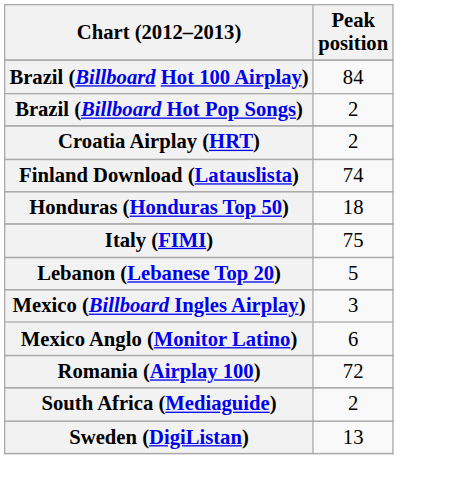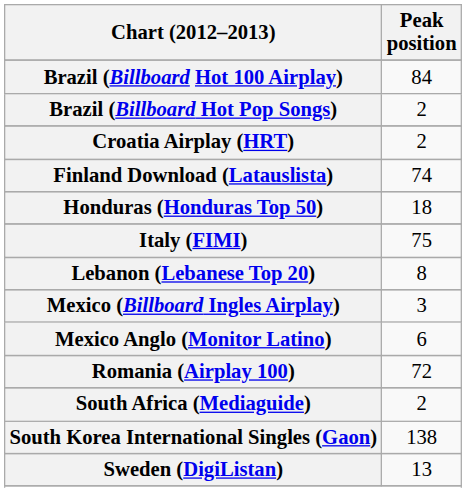(353, 273) 5 -> (422, 273) 8
+ row: (193, 436)
